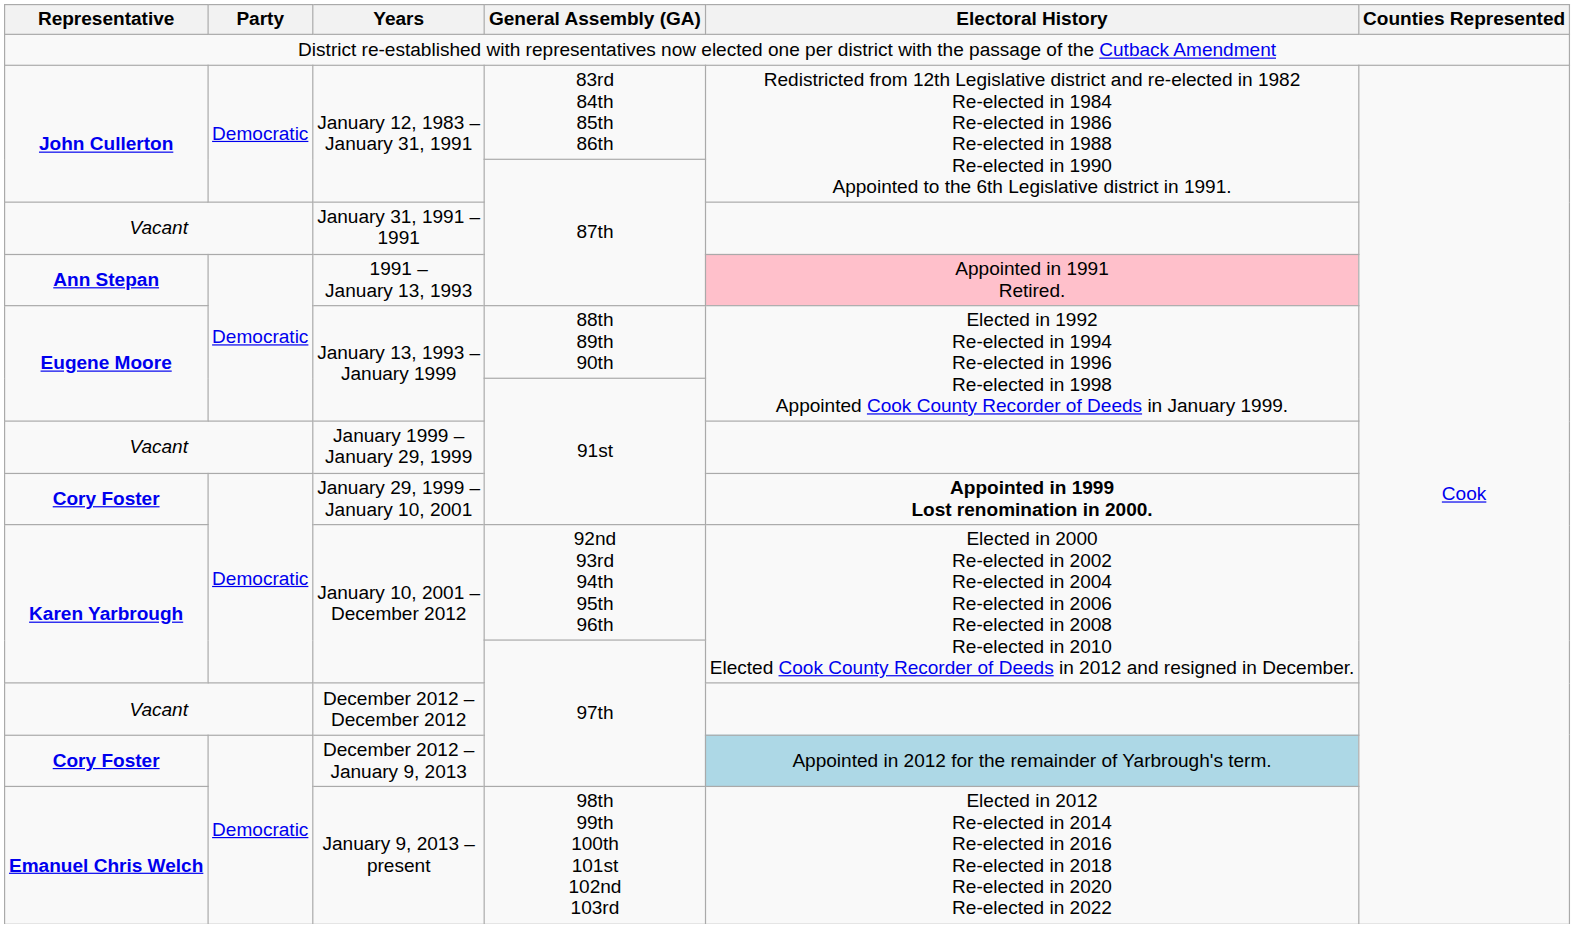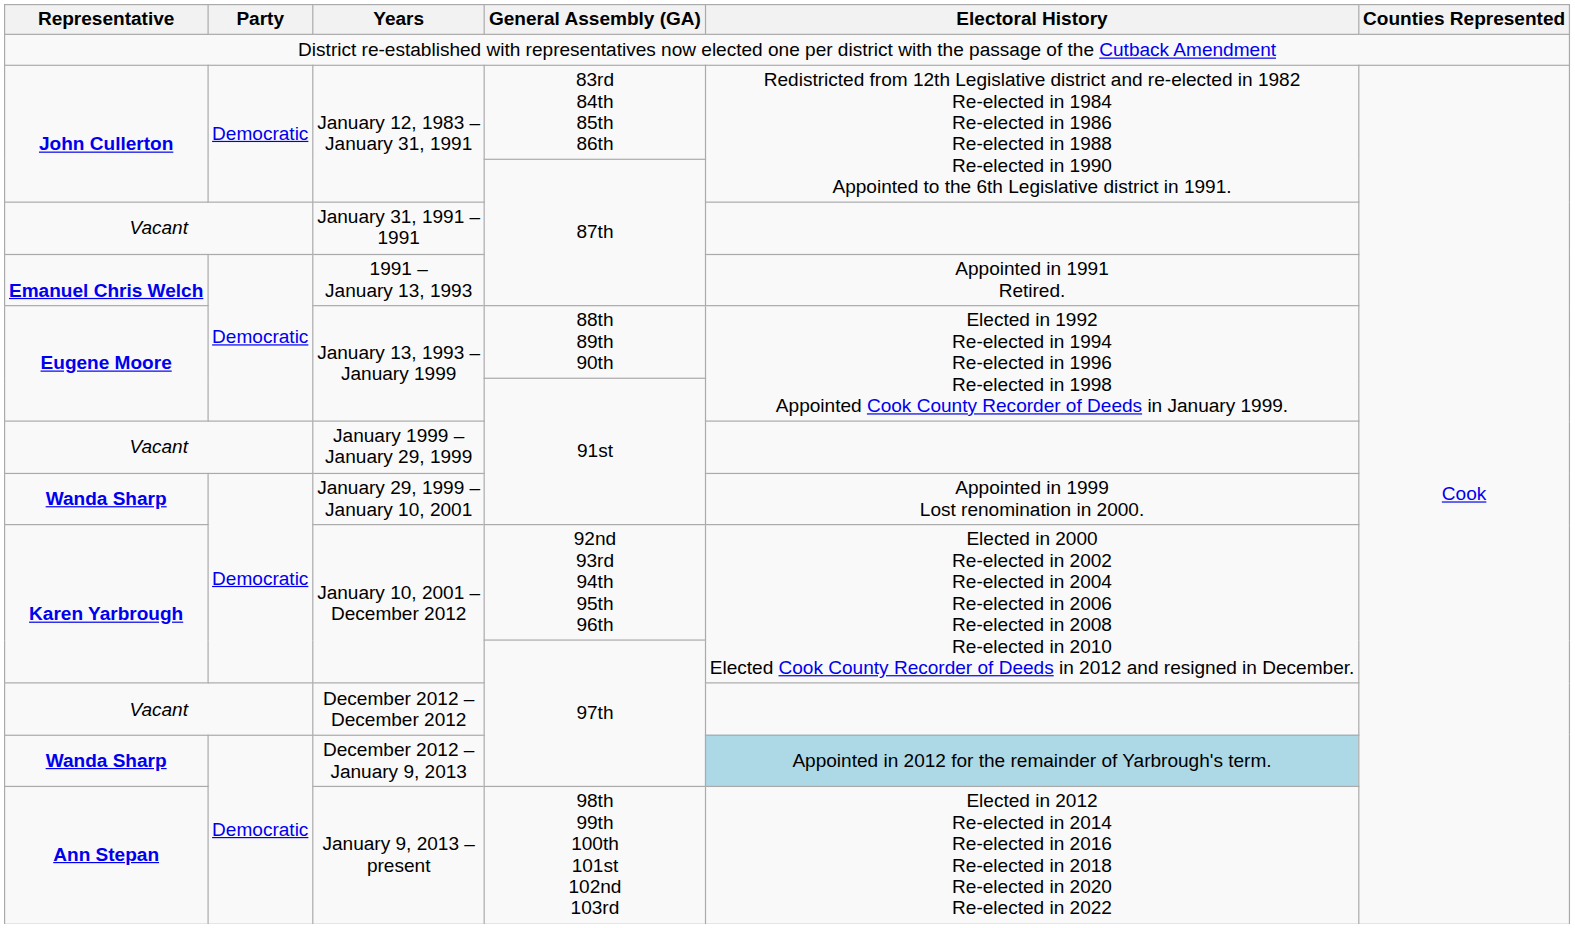(106, 279) Ann Stepan -> (106, 290) Emanuel Chris Welch
(1032, 279) pink background -> (1032, 279) no background
(106, 498) Cory Foster -> (106, 498) Wanda Sharp
(1032, 498) bold -> (1032, 498) normal
(106, 760) Cory Foster -> (106, 760) Wanda Sharp
(106, 865) Emanuel Chris Welch -> (106, 855) Ann Stepan
